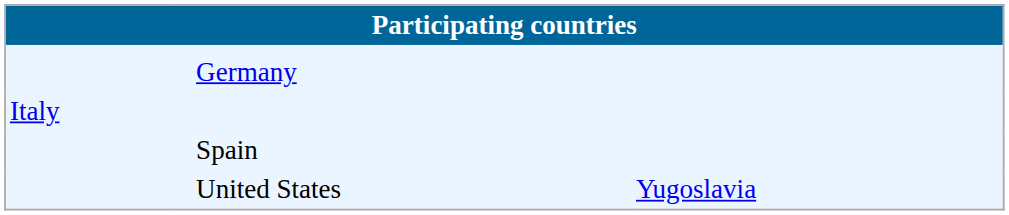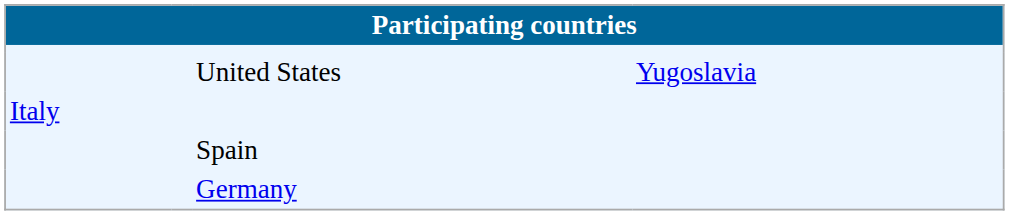rows swapped: (89, 72) <-> (89, 190)
